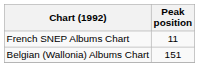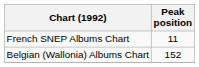(173, 54) 151 -> (173, 54) 152
